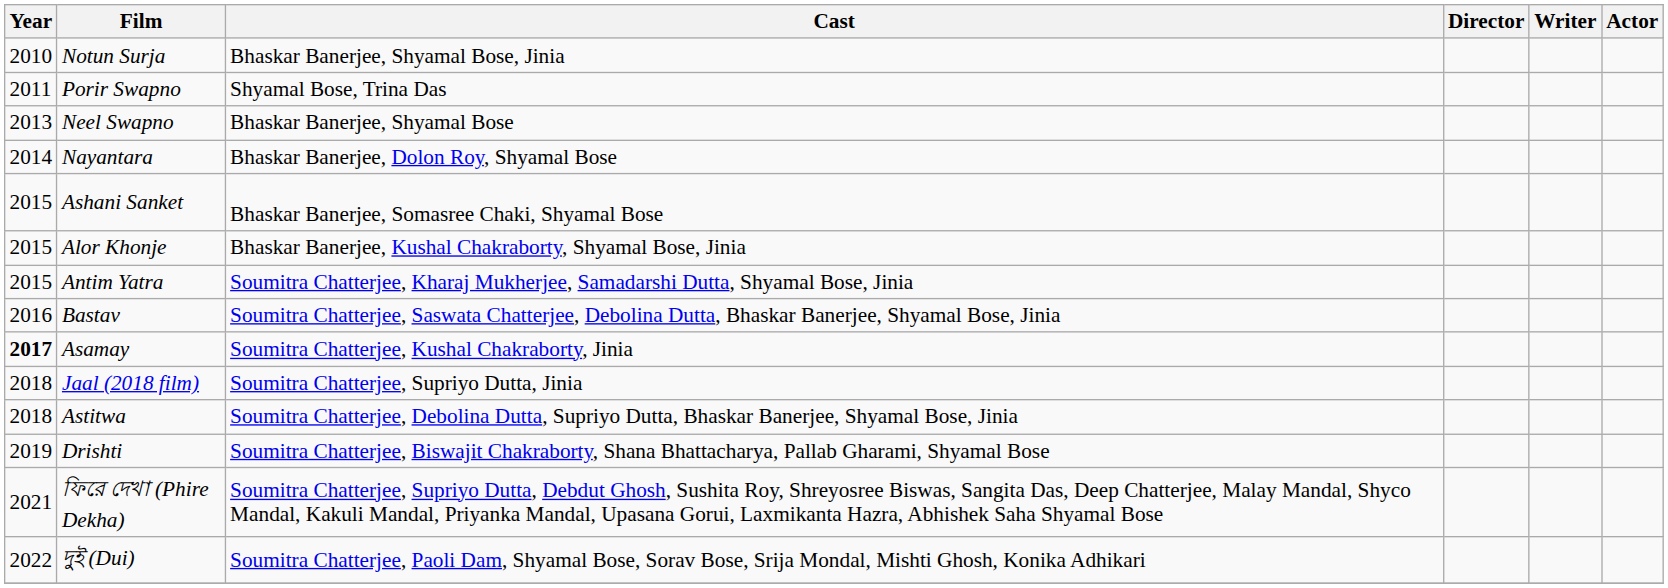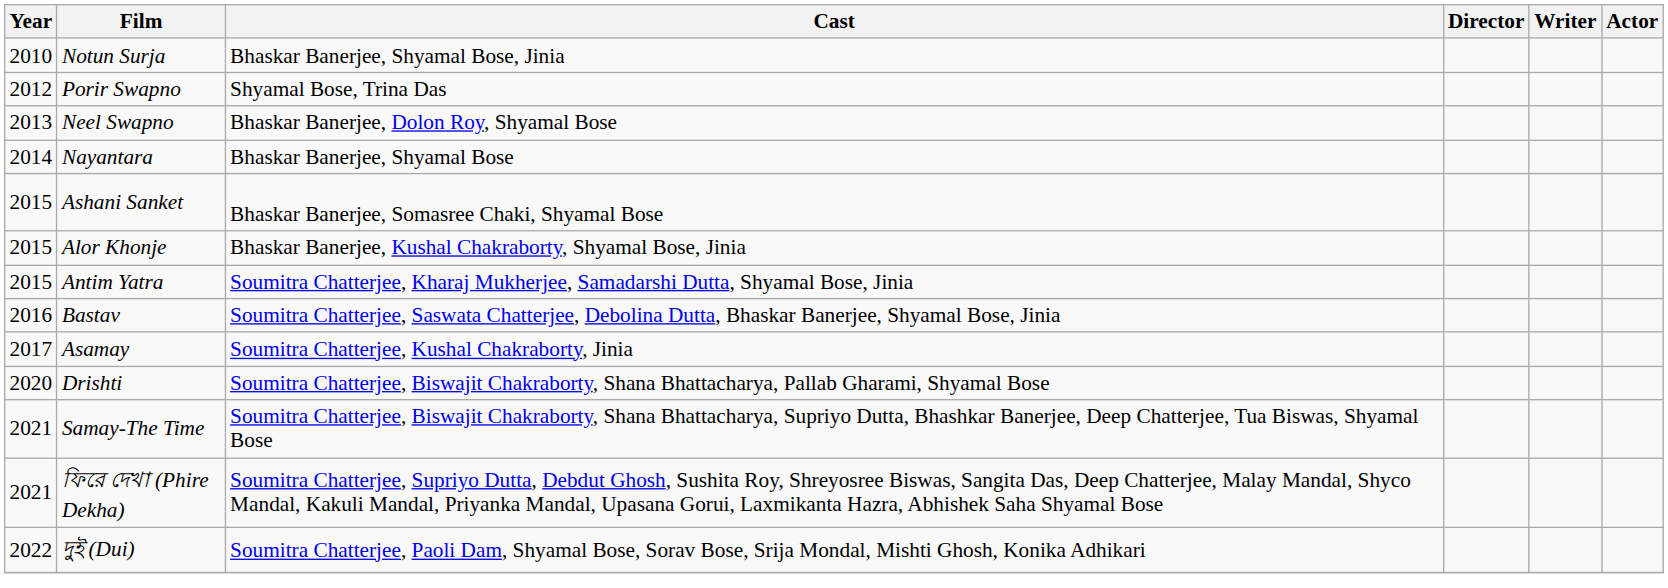(30, 88) 2011 -> (31, 88) 2012
(372, 122) Bhaskar Banerjee, Shyamal Bose -> (424, 122) Bhaskar Banerjee, Dolon Roy, Shyamal Bose
(424, 156) Bhaskar Banerjee, Dolon Roy, Shyamal Bose -> (372, 156) Bhaskar Banerjee, Shyamal Bose
(31, 349) bold -> (31, 349) normal
- row: (130, 382)
- row: (94, 416)
(31, 450) 2019 -> (31, 382) 2020
+ row: (133, 428)
